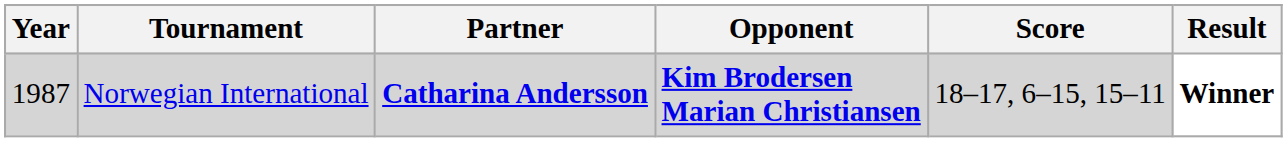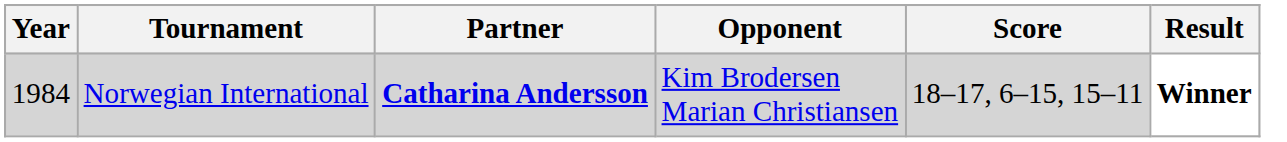(41, 94) 1987 -> (41, 94) 1984
(791, 94) bold -> (780, 94) normal
